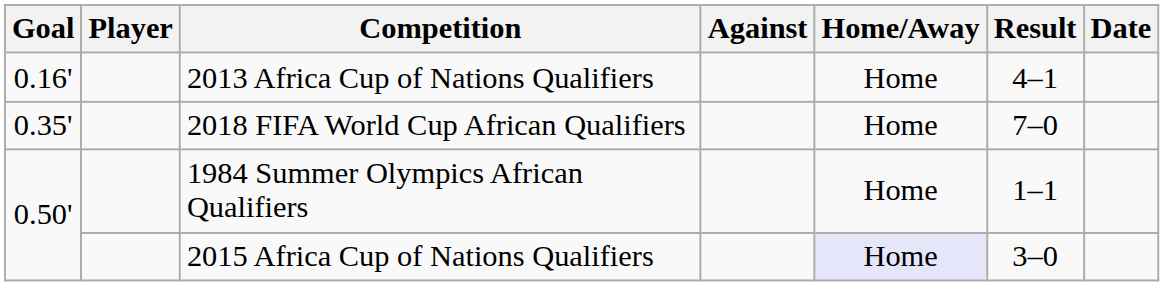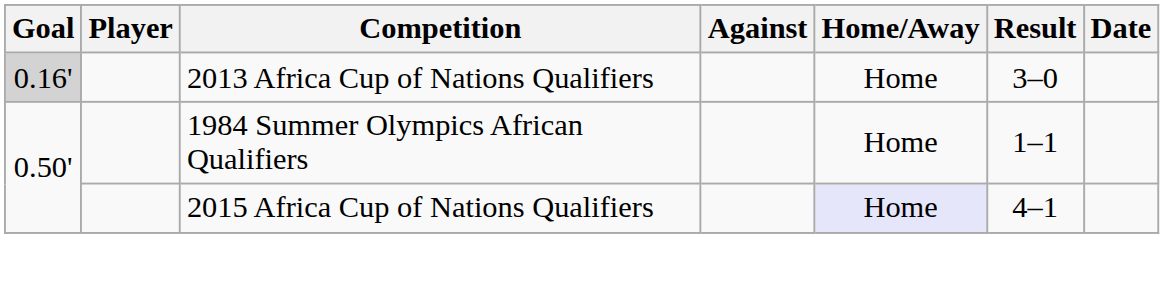(43, 76) no background -> (43, 76) lightgrey background
(1035, 76) 4–1 -> (1035, 76) 3–0
- row: (436, 125)
(1035, 255) 3–0 -> (1035, 207) 4–1
